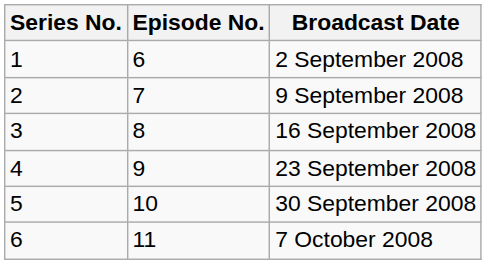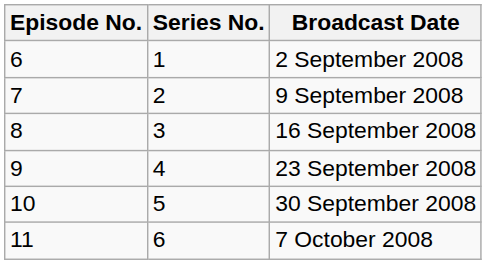columns swapped: (199, 22) <-> (66, 22)
